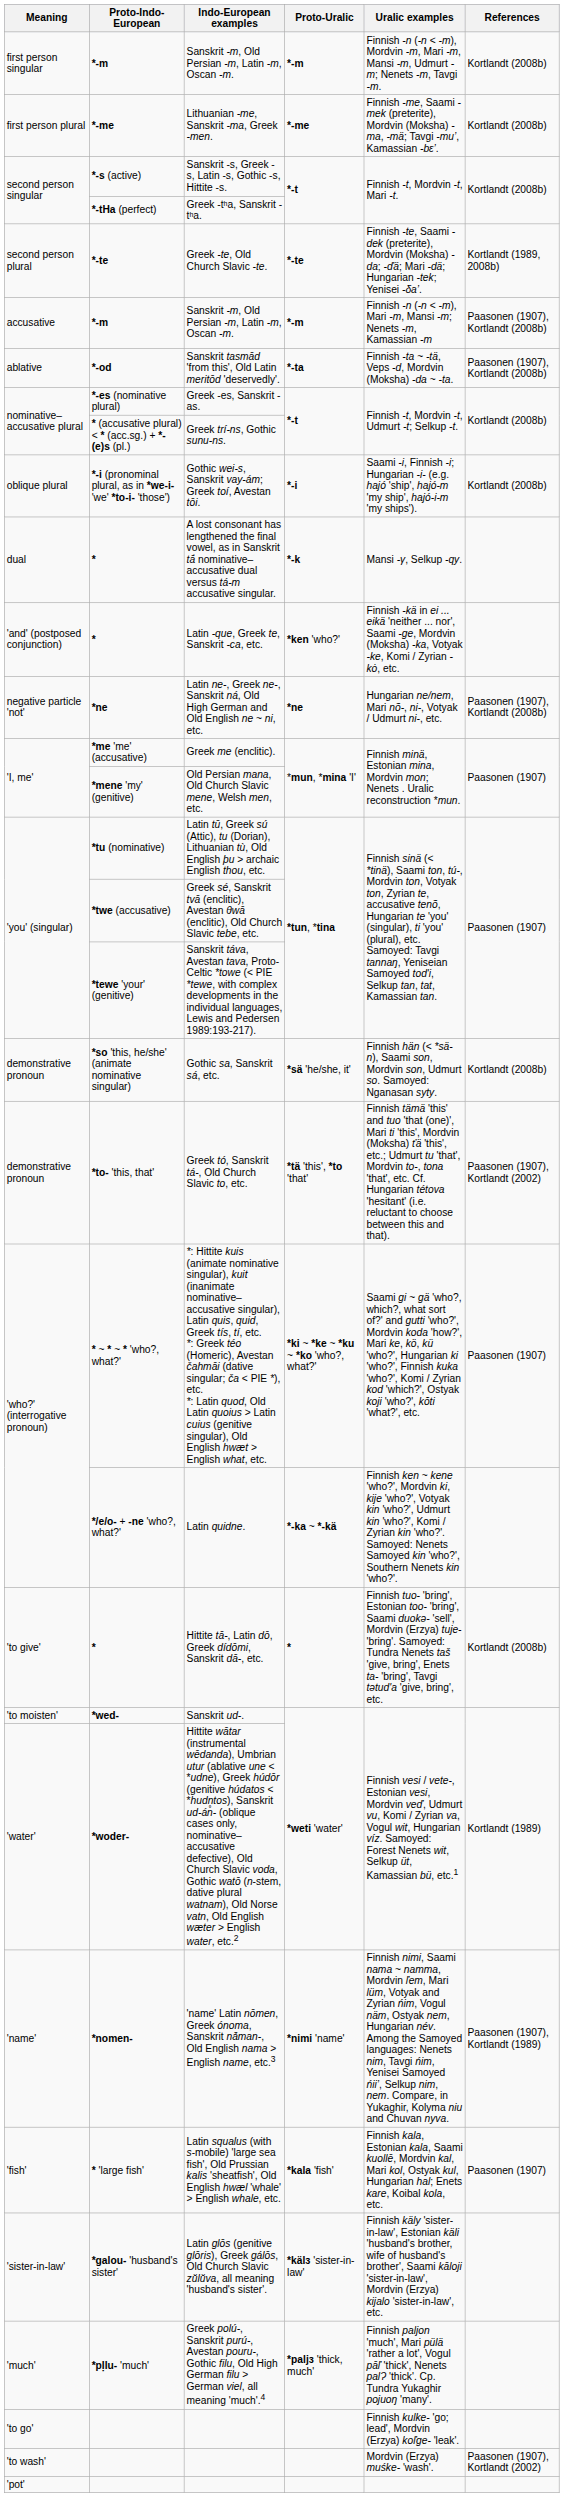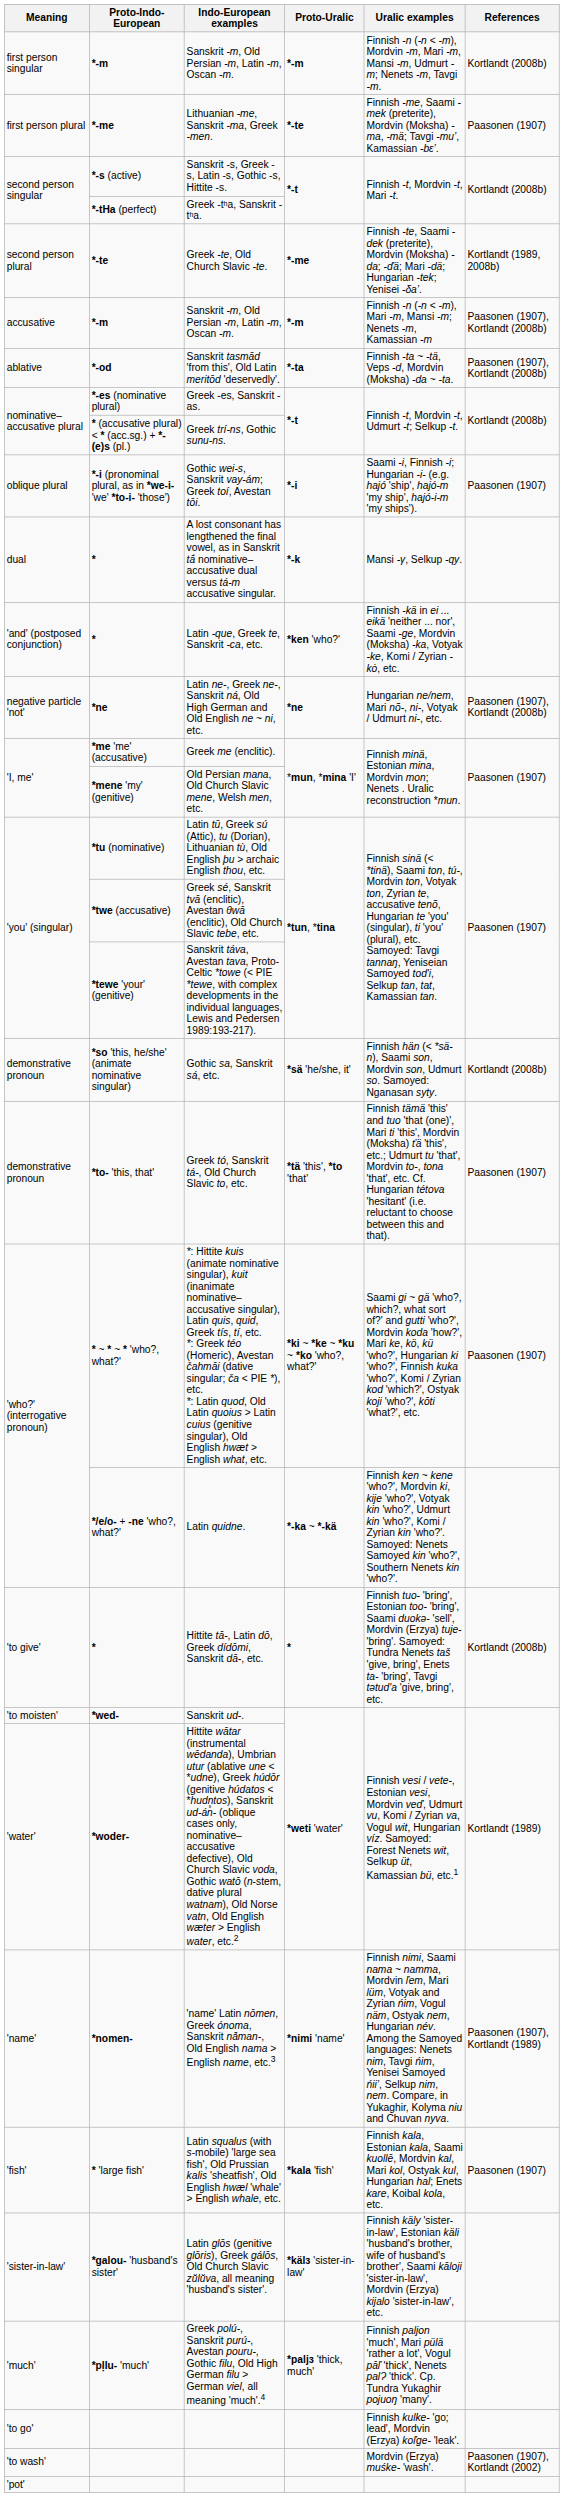(298, 125) *-me -> (295, 125) *-te
(507, 125) Kortlandt (2008b) -> (507, 125) Paasonen (1907)
(295, 260) *-te -> (298, 260) *-me
(507, 486) Kortlandt (2008b) -> (507, 486) Paasonen (1907)
(508, 1172) Paasonen (1907), Kortlandt (2002) -> (507, 1172) Paasonen (1907)
